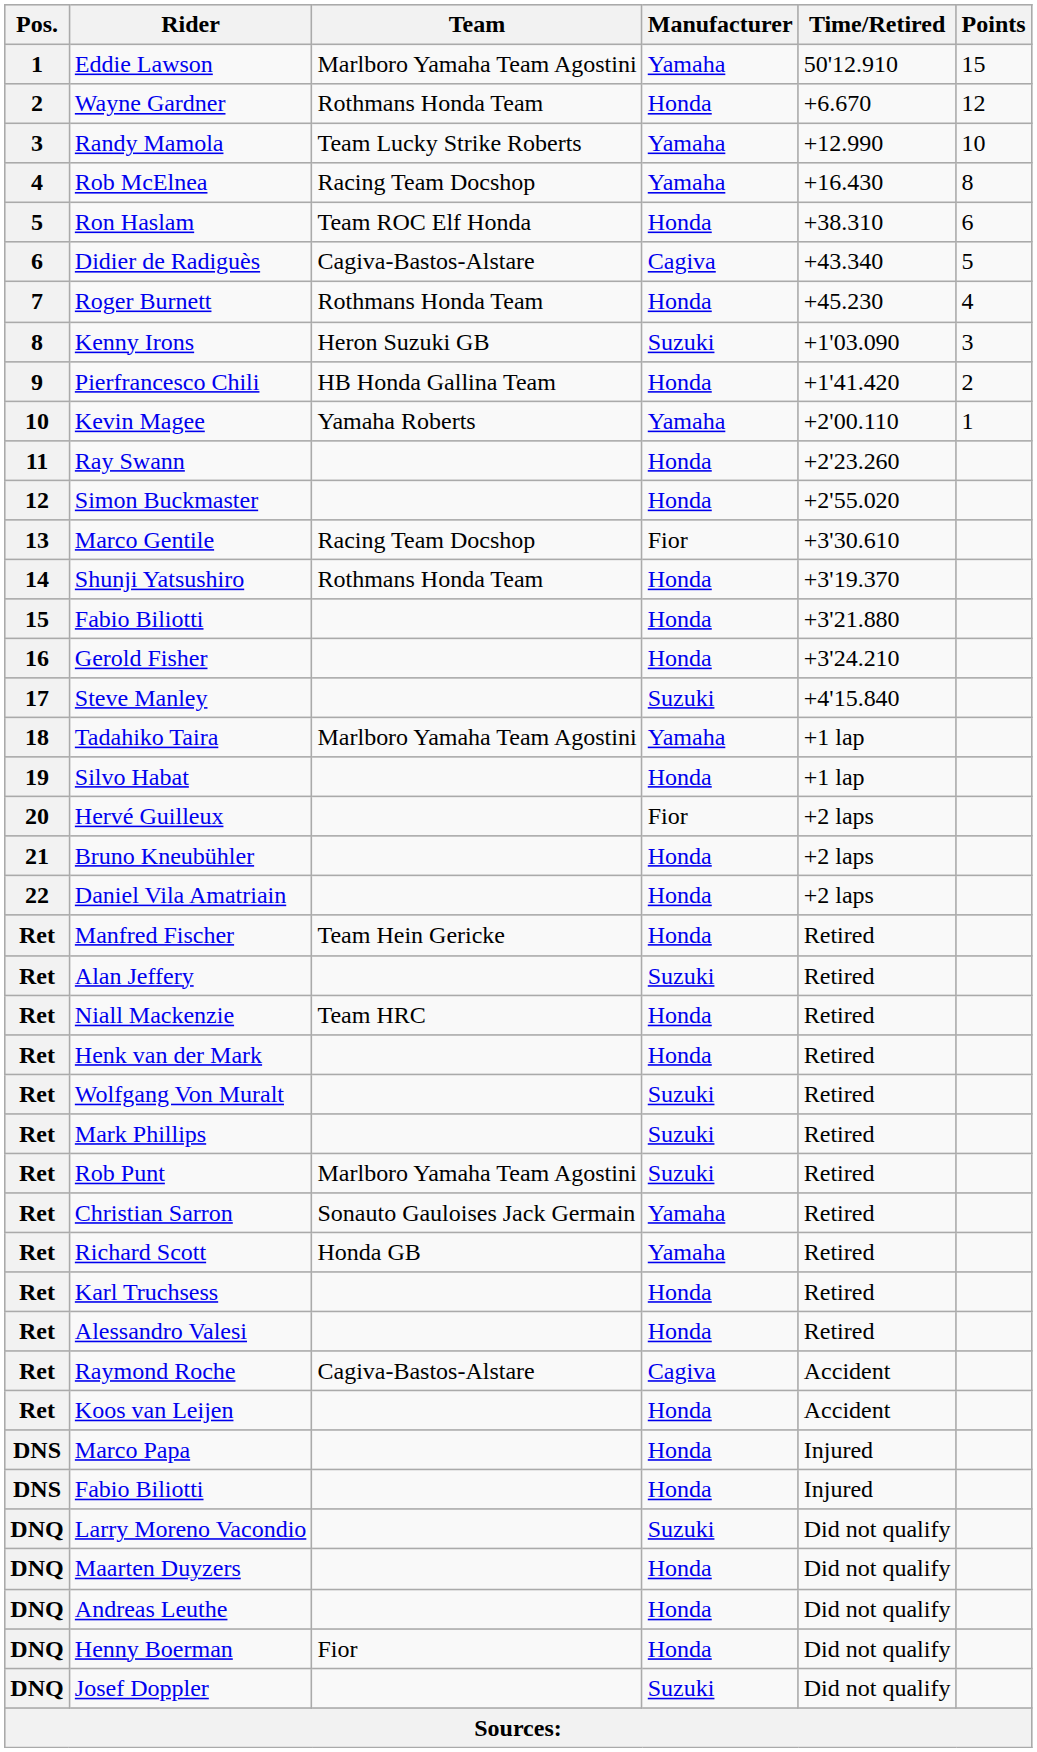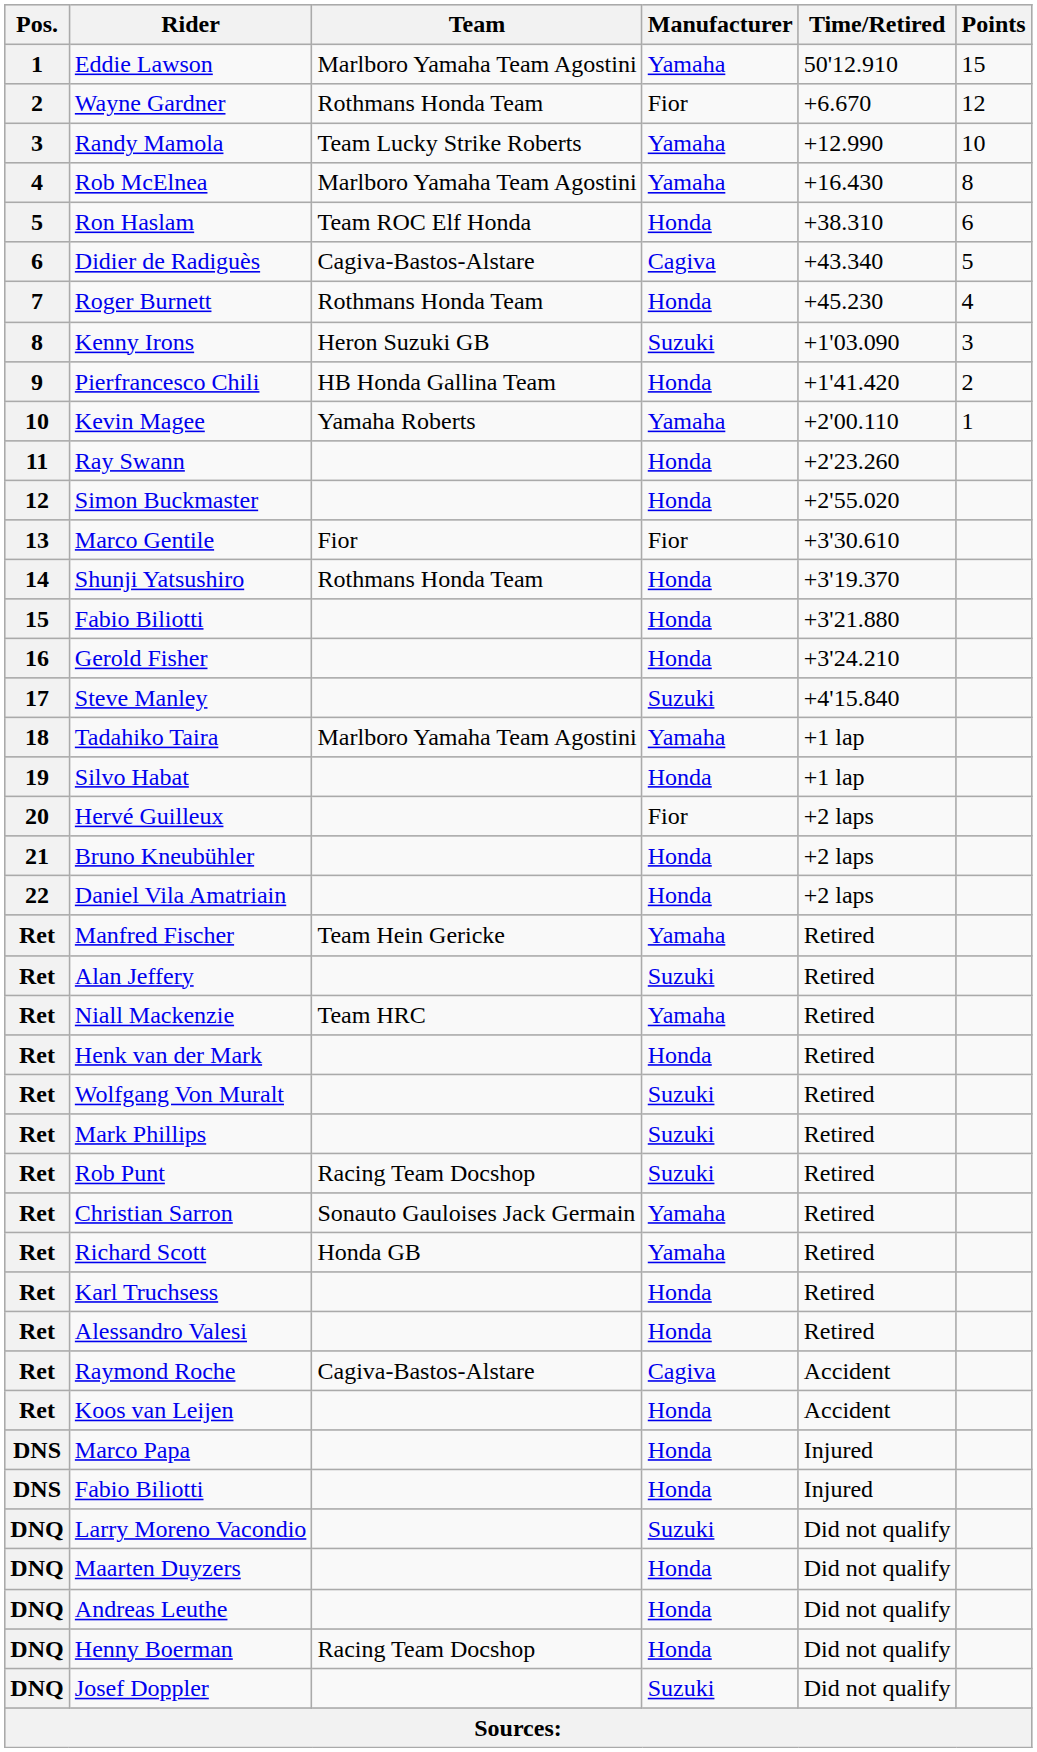(680, 103) Honda -> (668, 103) Fior
(426, 182) Racing Team Docshop -> (477, 182) Marlboro Yamaha Team Agostini
(426, 539) Racing Team Docshop -> (337, 539) Fior
(680, 935) Honda -> (687, 935) Yamaha
(680, 1014) Honda -> (687, 1014) Yamaha
(477, 1172) Marlboro Yamaha Team Agostini -> (426, 1172) Racing Team Docshop
(337, 1648) Fior -> (426, 1648) Racing Team Docshop
